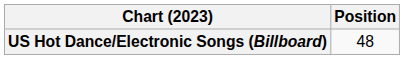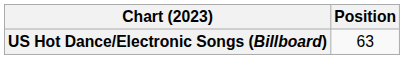(365, 41) 48 -> (365, 41) 63
